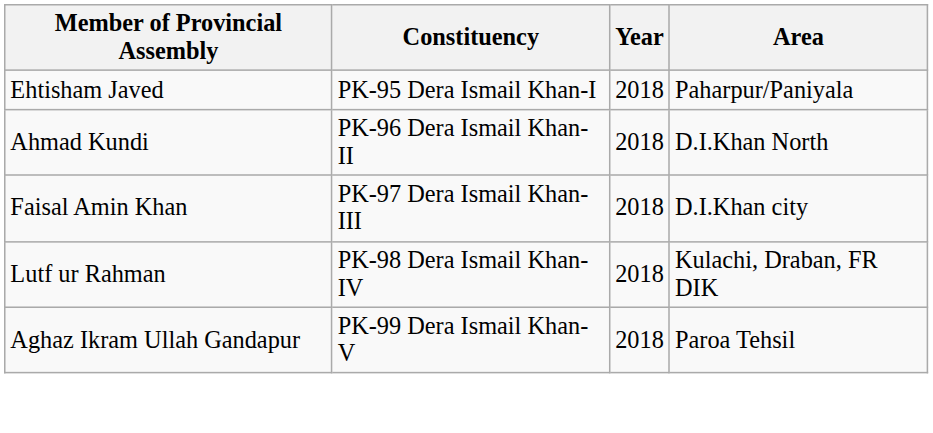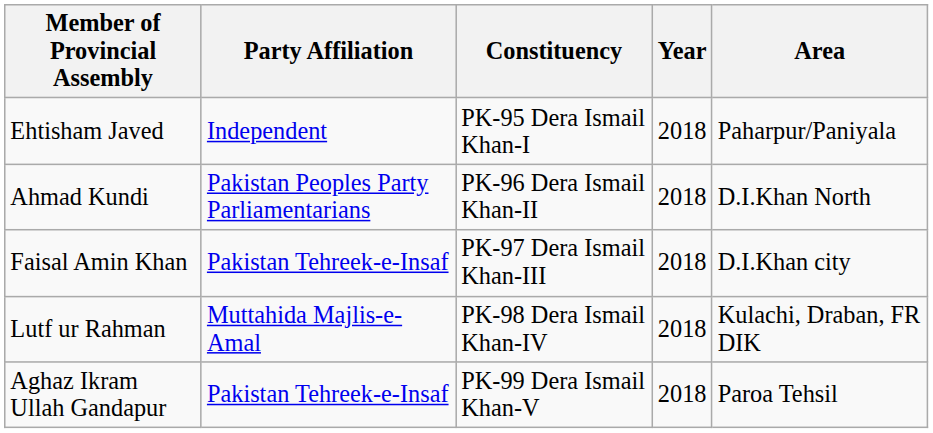+ column: (328, 51)
